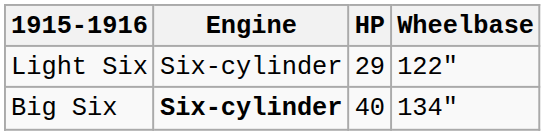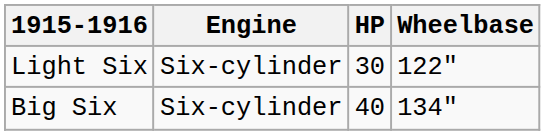(370, 67) 29 -> (370, 67) 30
(251, 108) bold -> (251, 108) normal
